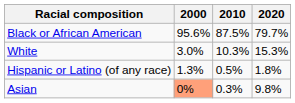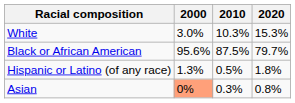rows swapped: (22, 51) <-> (74, 33)
(268, 89) 9.8% -> (268, 89) 0.8%
